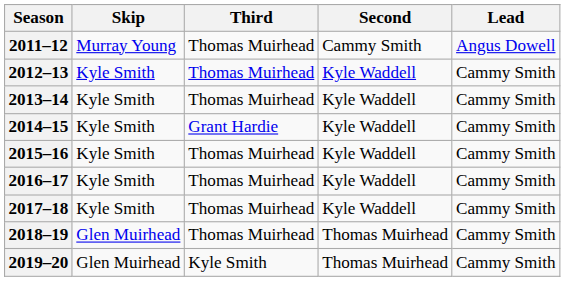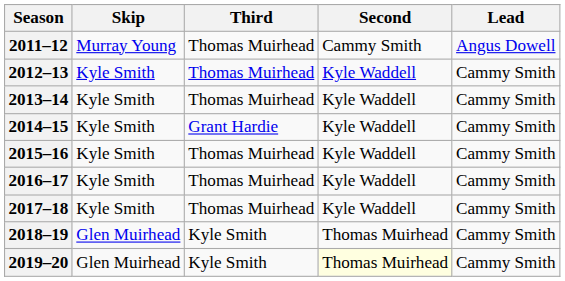(251, 235) Thomas Muirhead -> (228, 235) Kyle Smith
(385, 262) no background -> (385, 262) lightyellow background
